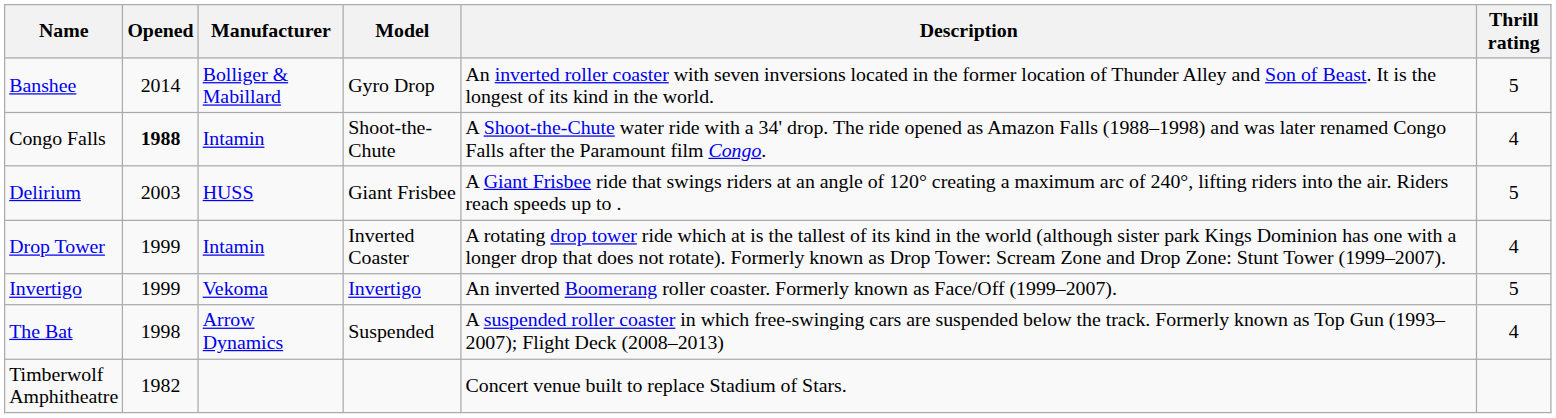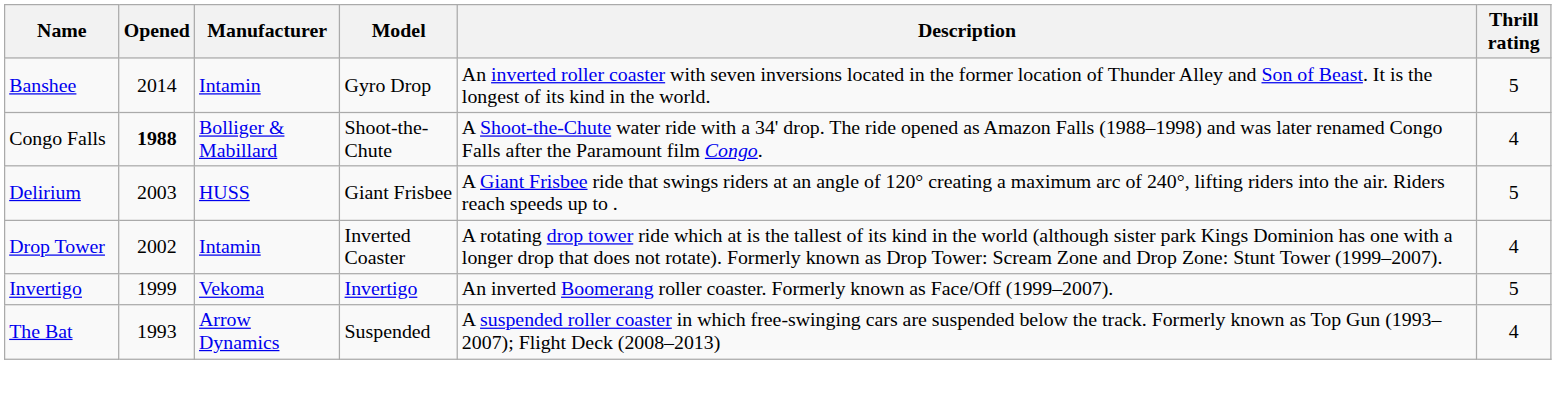(245, 85) Bolliger & Mabillard -> (230, 85) Intamin
(234, 138) Intamin -> (242, 138) Bolliger & Mabillard
(160, 246) 1999 -> (157, 246) 2002
(160, 331) 1998 -> (157, 331) 1993
- row: (64, 385)
